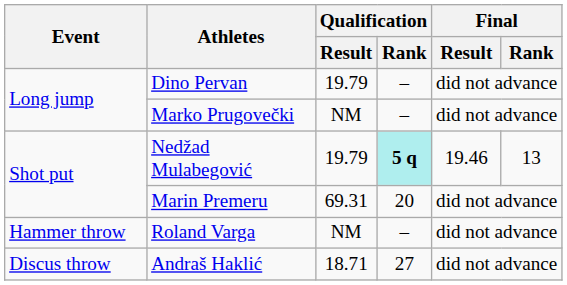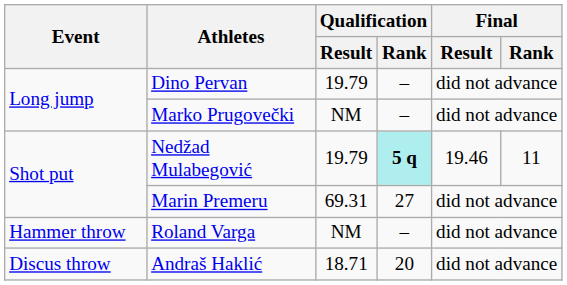(531, 158) 13 -> (531, 158) 11
(404, 201) 20 -> (404, 201) 27
(404, 264) 27 -> (404, 264) 20
